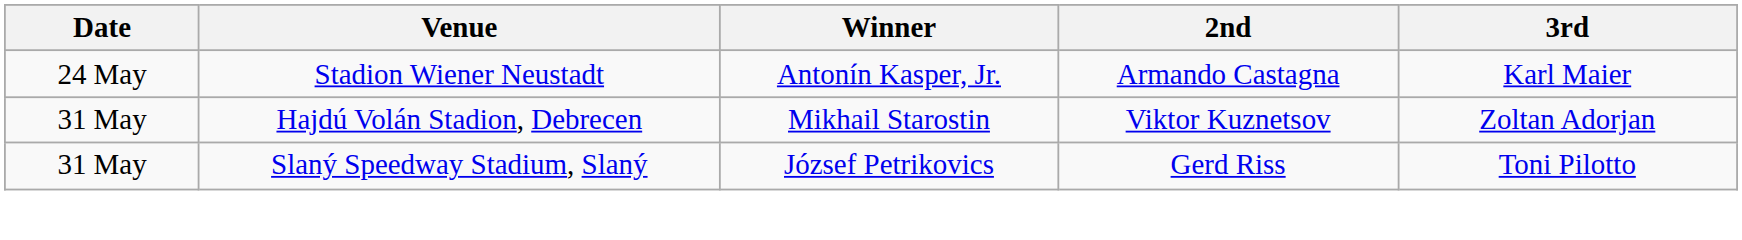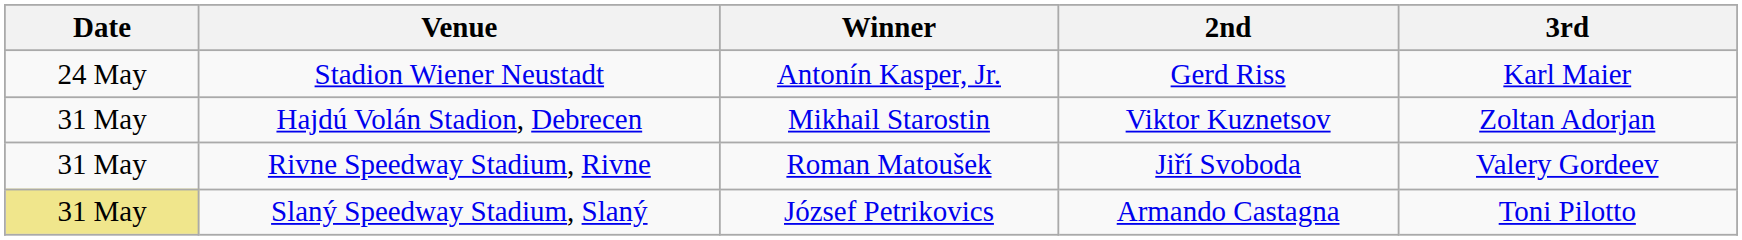(1228, 73) Armando Castagna -> (1228, 73) Gerd Riss
+ row: (459, 165)
(102, 165) no background -> (102, 211) khaki background
(1228, 165) Gerd Riss -> (1228, 211) Armando Castagna
